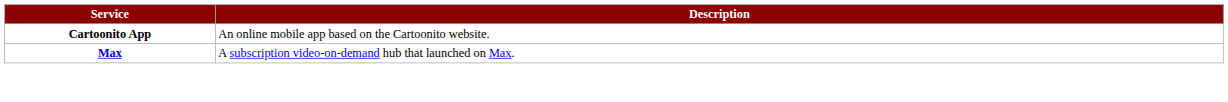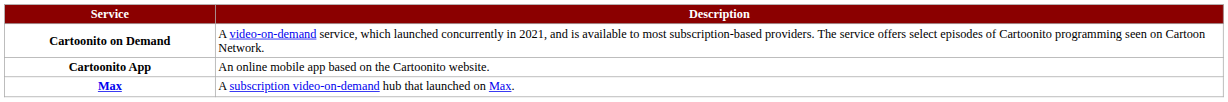+ row: (110, 40)
